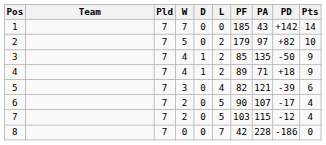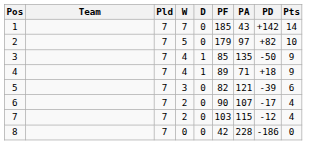- column: (222, 12)
